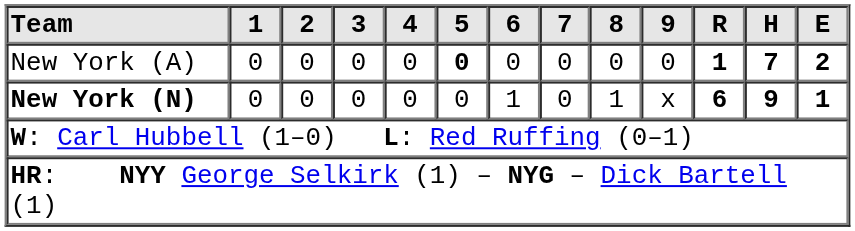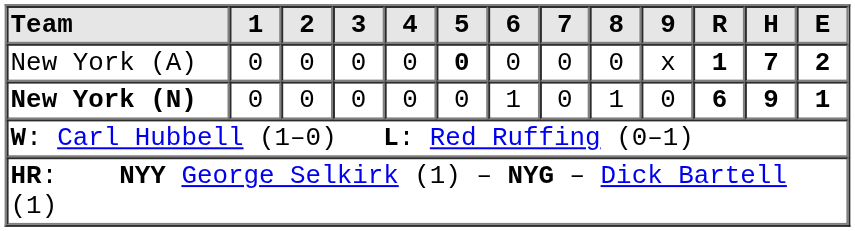(668, 63) 0 -> (668, 63) x
(668, 101) x -> (668, 101) 0
